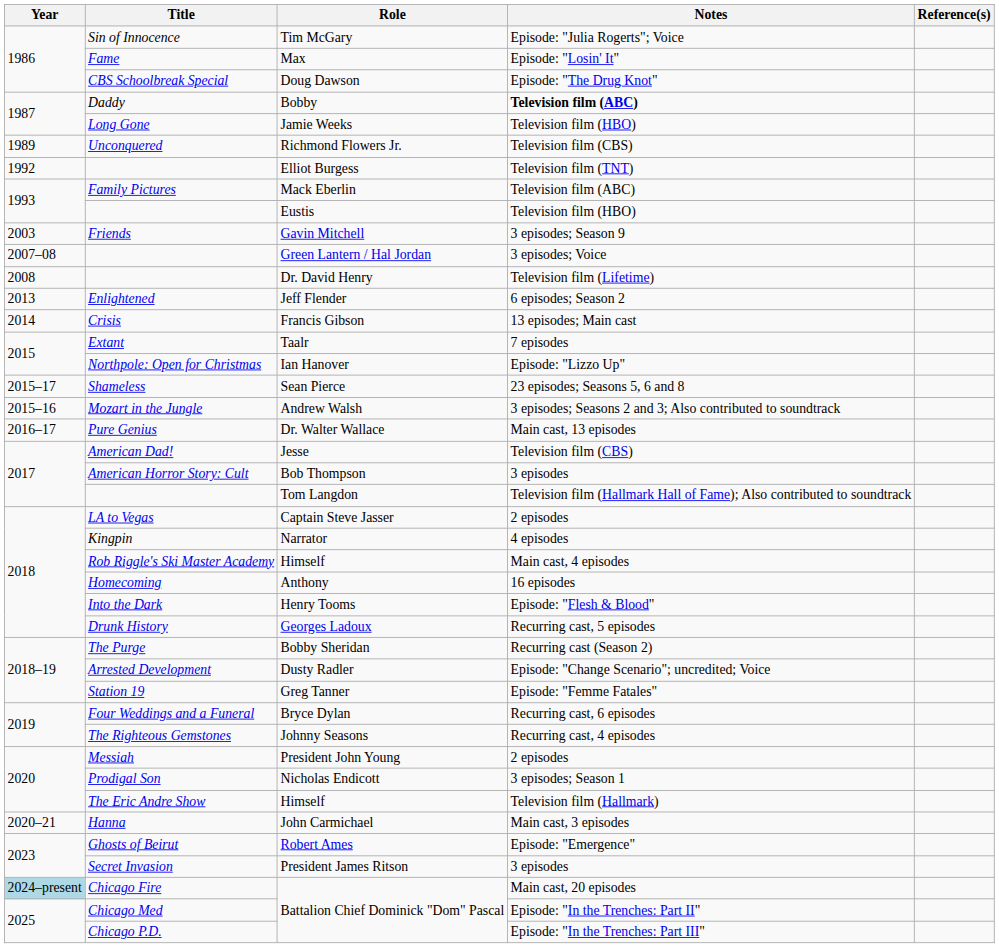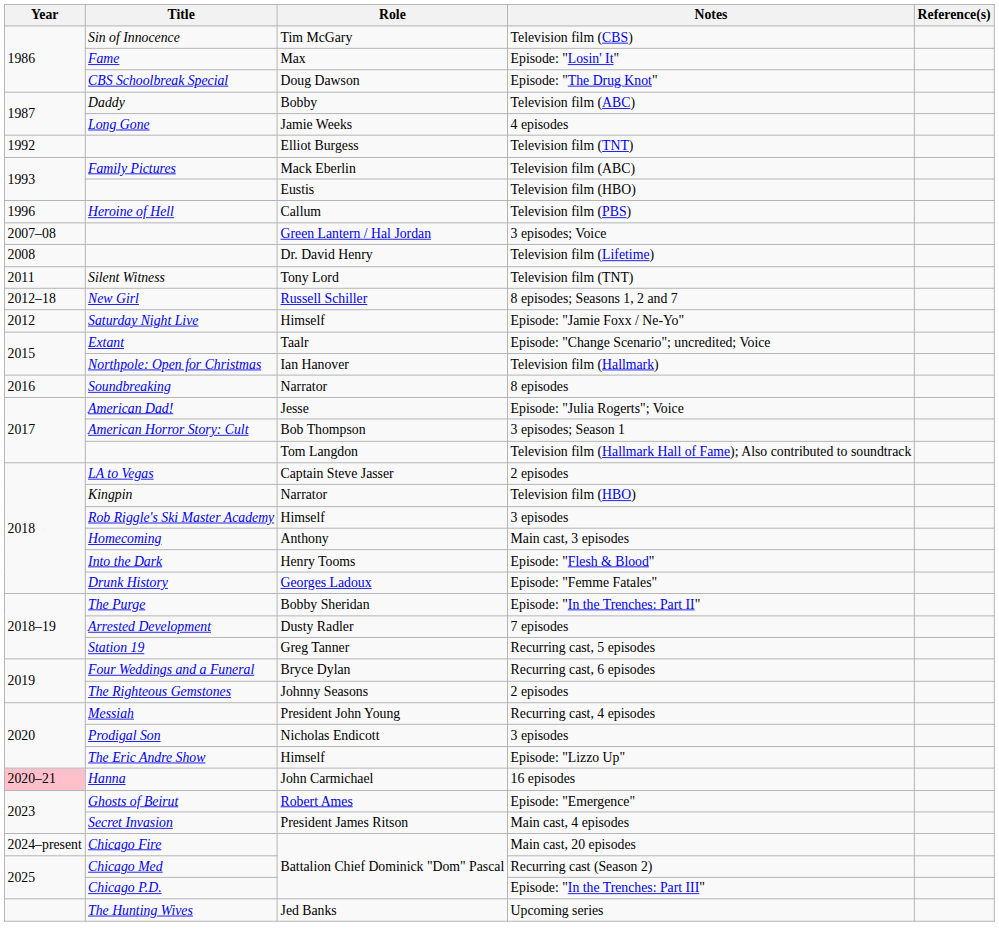(597, 37) Episode: "Julia Rogerts"; Voice -> (572, 37) Television film (CBS)
(574, 102) bold -> (573, 102) normal
(573, 124) Television film (HBO) -> (539, 124) 4 episodes
- row: (125, 146)
+ row: (131, 211)
- row: (109, 233)
+ row: (126, 277)
+ row: (114, 299)
+ row: (143, 320)
- row: (121, 299)
- row: (105, 320)
(539, 342) 7 episodes -> (641, 342) Episode: "Change Scenario"; uncredited; Voice
(568, 364) Episode: "Lizzo Up" -> (585, 364) Television film (Hallmark)
- row: (117, 386)
- row: (145, 408)
- row: (122, 430)
+ row: (129, 386)
(572, 451) Television film (CBS) -> (597, 408) Episode: "Julia Rogerts"; Voice
(539, 473) 3 episodes -> (568, 430) 3 episodes; Season 1
(539, 539) 4 episodes -> (573, 495) Television film (HBO)
(570, 560) Main cast, 4 episodes -> (539, 517) 3 episodes
(543, 582) 16 episodes -> (570, 539) Main cast, 3 episodes
(583, 626) Recurring cast, 5 episodes -> (584, 582) Episode: "Femme Fatales"
(581, 648) Recurring cast (Season 2) -> (605, 604) Episode: "In the Trenches: Part II"
(641, 670) Episode: "Change Scenario"; uncredited; Voice -> (539, 626) 7 episodes
(584, 691) Episode: "Femme Fatales" -> (583, 648) Recurring cast, 5 episodes
(583, 735) Recurring cast, 4 episodes -> (539, 691) 2 episodes
(539, 757) 2 episodes -> (583, 713) Recurring cast, 4 episodes
(568, 779) 3 episodes; Season 1 -> (539, 735) 3 episodes
(585, 801) Television film (Hallmark) -> (568, 757) Episode: "Lizzo Up"
(32, 822) no background -> (32, 779) pink background
(570, 822) Main cast, 3 episodes -> (543, 779) 16 episodes
(539, 866) 3 episodes -> (570, 822) Main cast, 4 episodes
(45, 888) lightblue background -> (45, 844) no background
(605, 910) Episode: "In the Trenches: Part II" -> (581, 866) Recurring cast (Season 2)
+ row: (140, 910)
